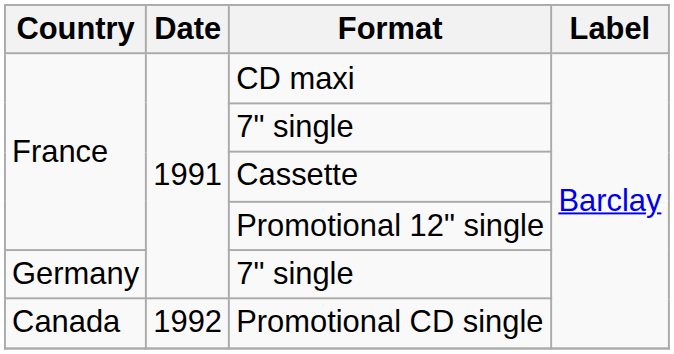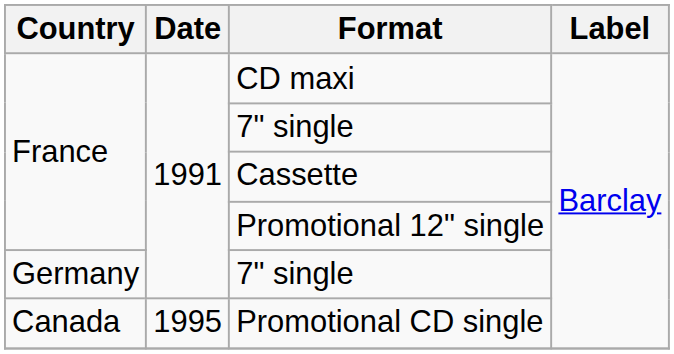(188, 322) 1992 -> (188, 322) 1995
